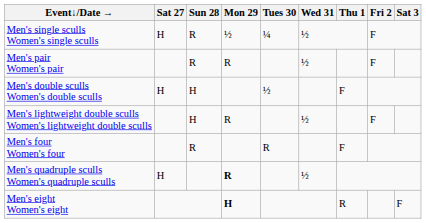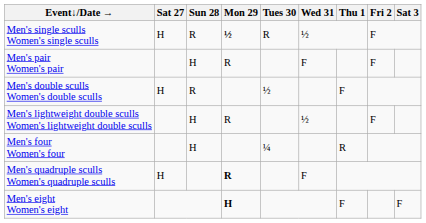(228, 35) normal -> (228, 35) bold
(267, 35) ¼ -> (266, 35) R
(192, 63) R -> (193, 63) H
(305, 63) ½ -> (304, 63) F
(193, 91) H -> (192, 91) R
(192, 147) R -> (193, 147) H
(266, 147) R -> (267, 147) ¼
(342, 147) F -> (342, 147) R
(305, 176) ½ -> (304, 176) F
(342, 204) R -> (342, 204) F
